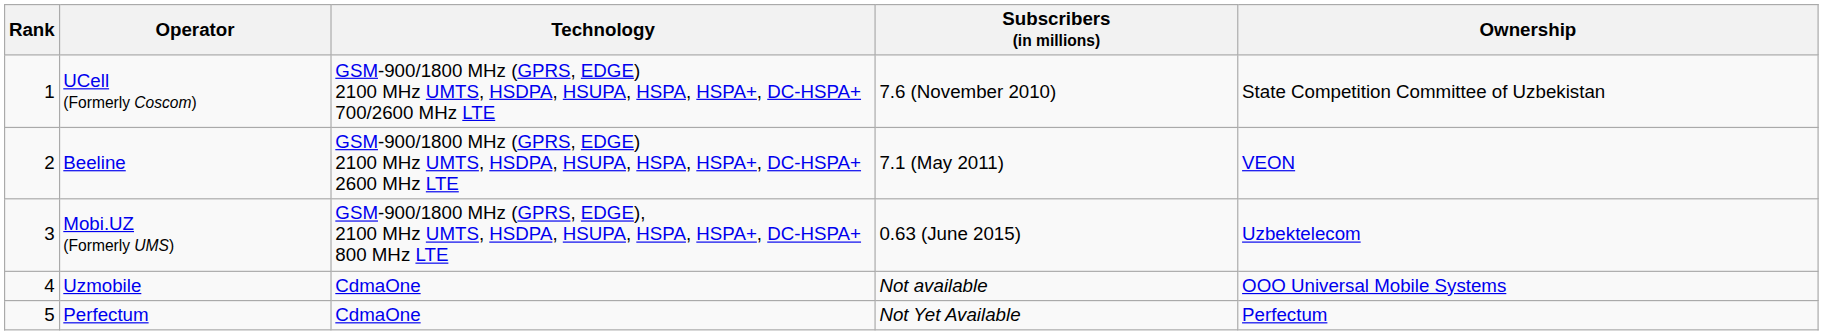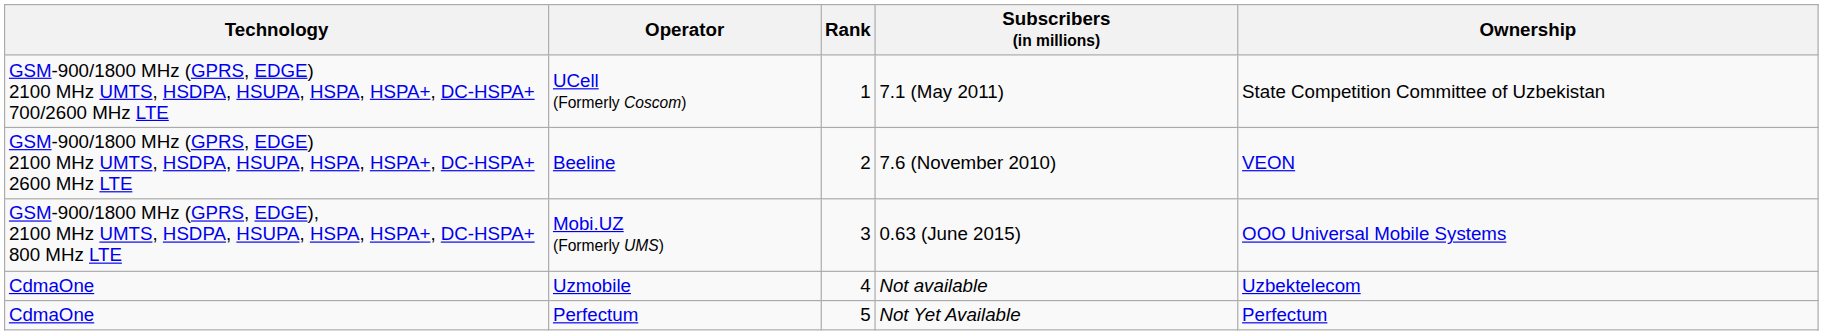columns swapped: (32, 29) <-> (603, 29)
(968, 91) 7.6 (November 2010) -> (942, 91) 7.1 (May 2011)
(942, 162) 7.1 (May 2011) -> (968, 162) 7.6 (November 2010)
(1301, 234) Uzbektelecom -> (1374, 234) ООО Universal Mobile Systems
(1374, 285) ООО Universal Mobile Systems -> (1301, 285) Uzbektelecom
